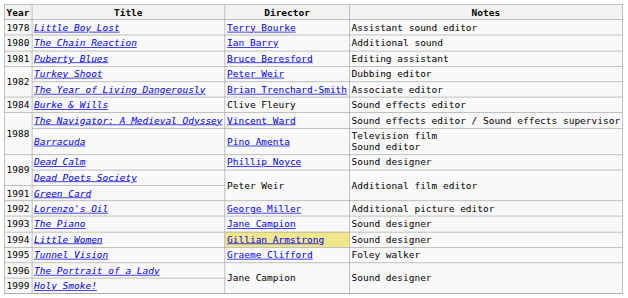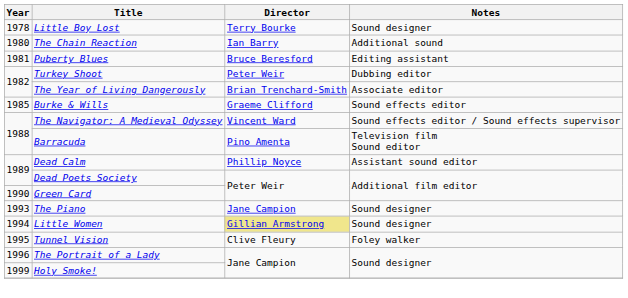(414, 28) Assistant sound editor -> (392, 28) Sound designer
(18, 105) 1984 -> (18, 105) 1985
(261, 105) Clive Fleury -> (270, 105) Graeme Clifford
(392, 162) Sound designer -> (414, 162) Assistant sound editor
(18, 193) 1991 -> (18, 193) 1990
- row: (71, 209)
(270, 255) Graeme Clifford -> (261, 240) Clive Fleury
